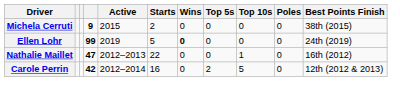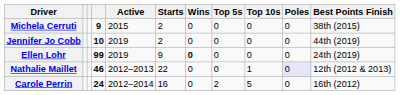+ row: (44, 41)
(152, 41) 5 -> (160, 55) 9
(91, 55) 47 -> (99, 69) 46
(279, 55) no background -> (287, 69) lavender background
(329, 55) 16th (2012) -> (352, 69) 12th (2012 & 2013)
(91, 69) 42 -> (99, 84) 24
(344, 69) 12th (2012 & 2013) -> (337, 84) 16th (2012)
